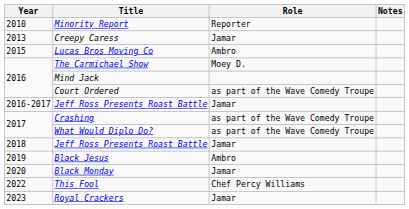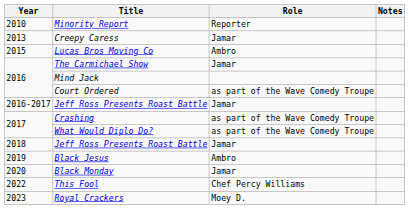(229, 64) Moey D. -> (224, 64) Jamar
(224, 198) Jamar -> (229, 198) Moey D.
